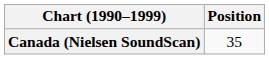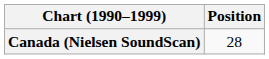(234, 41) 35 -> (234, 41) 28
